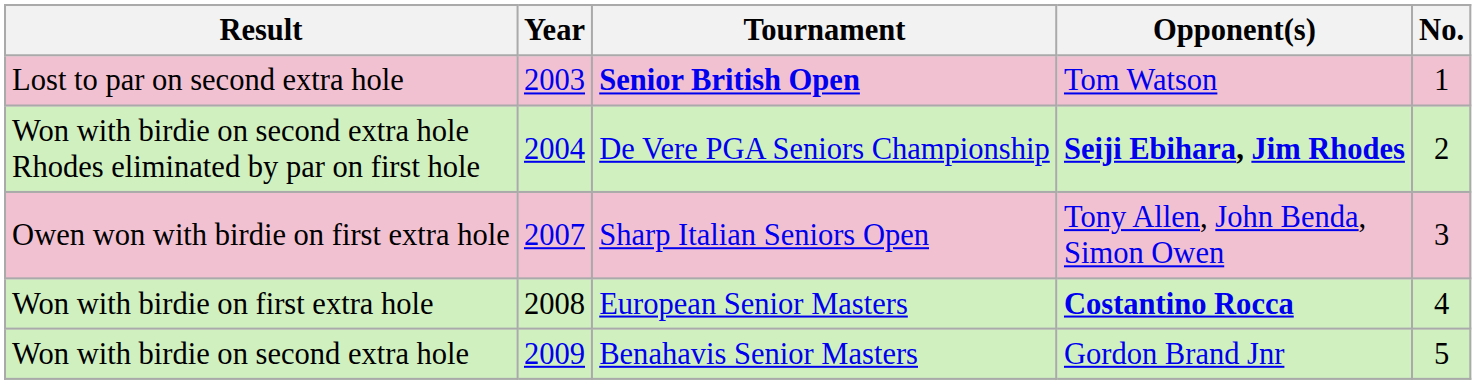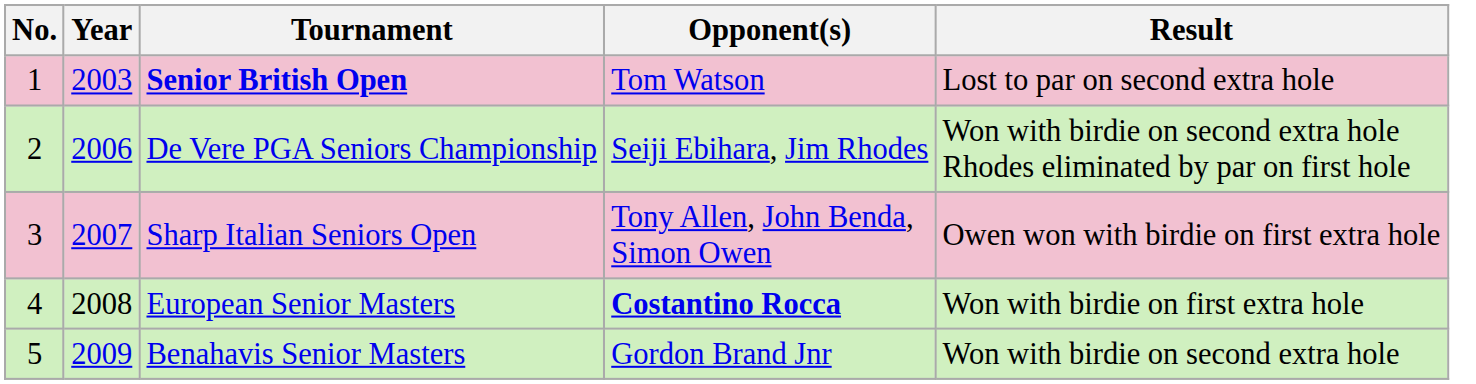columns swapped: (1442, 29) <-> (261, 29)
(554, 148) 2004 -> (102, 148) 2006
(1234, 148) bold -> (770, 148) normal
